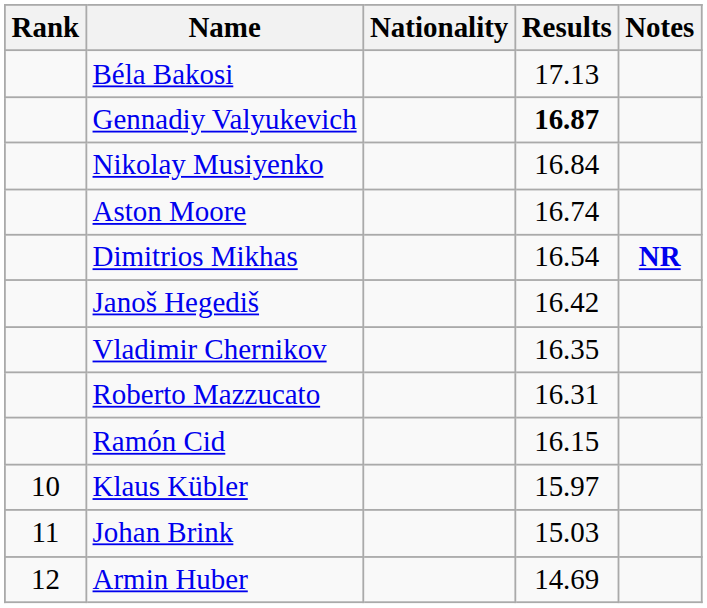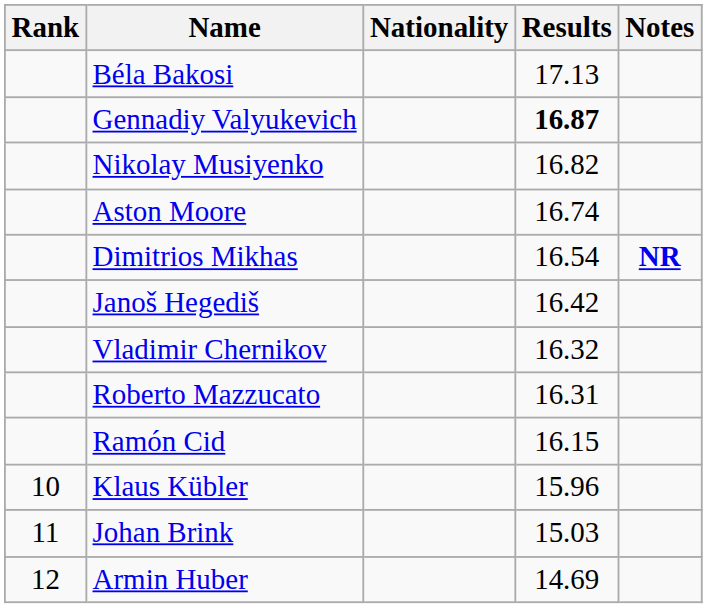(567, 165) 16.84 -> (567, 165) 16.82
(567, 348) 16.35 -> (567, 348) 16.32
(567, 486) 15.97 -> (567, 486) 15.96
